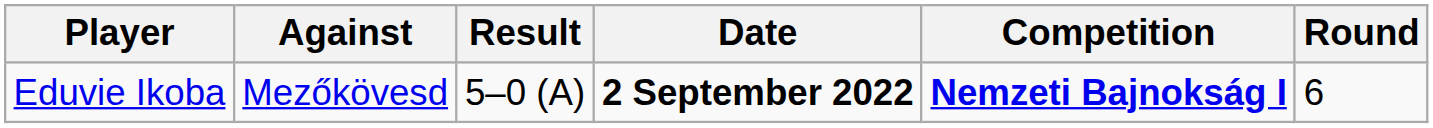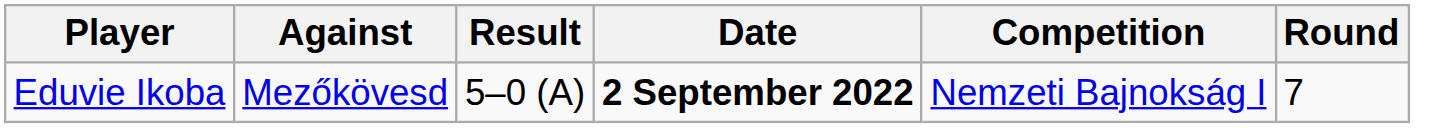(1109, 91) bold -> (1098, 91) normal
(1314, 91) 6 -> (1294, 91) 7
